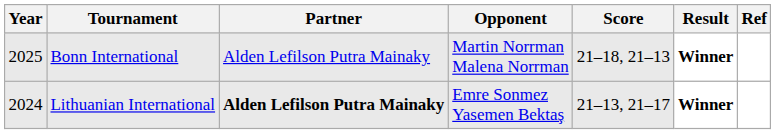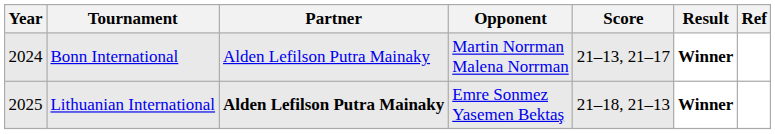(26, 56) 2025 -> (26, 56) 2024
(623, 56) 21–18, 21–13 -> (623, 56) 21–13, 21–17
(26, 105) 2024 -> (26, 105) 2025
(623, 105) 21–13, 21–17 -> (623, 105) 21–18, 21–13
